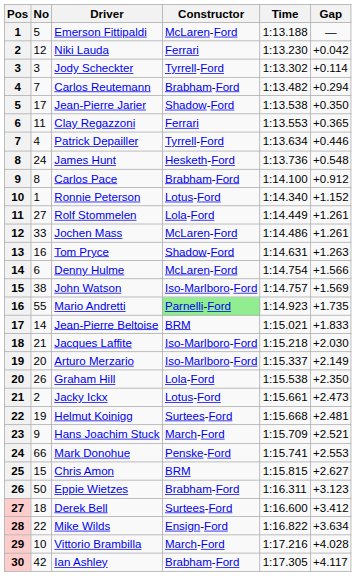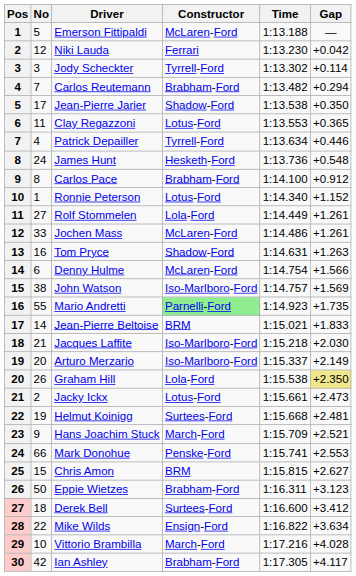(182, 123) Ferrari -> (193, 123) Lotus-Ford
(331, 379) no background -> (331, 379) khaki background
